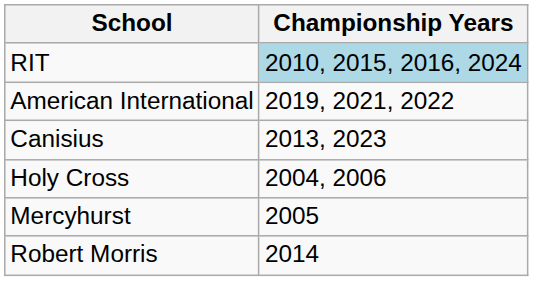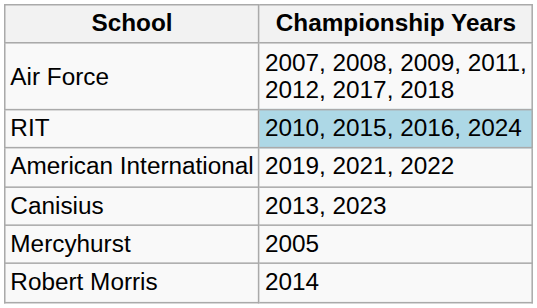+ row: (60, 76)
- row: (70, 178)
